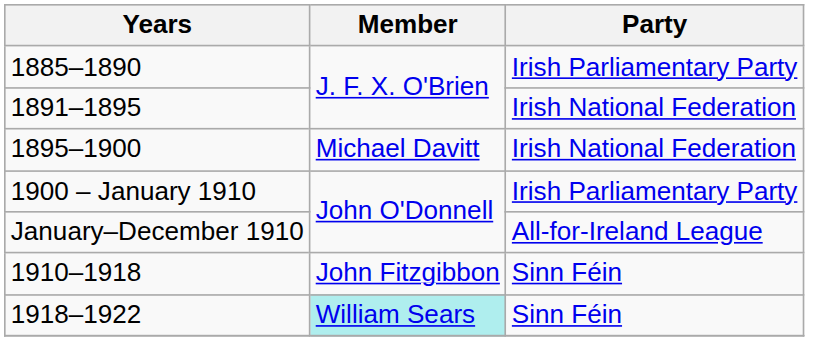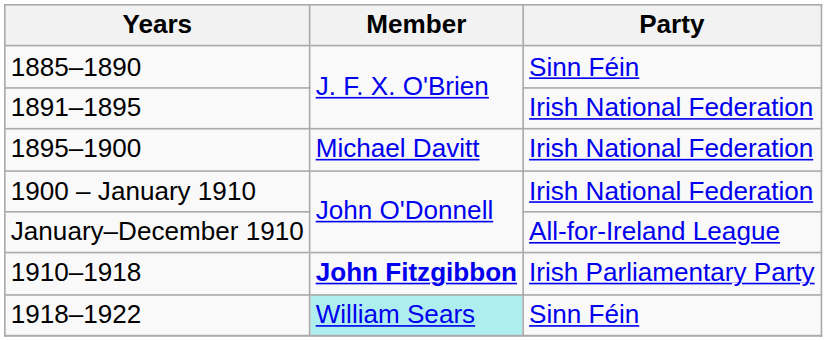(655, 66) Irish Parliamentary Party -> (584, 66) Sinn Féin
(655, 190) Irish Parliamentary Party -> (671, 190) Irish National Federation
(408, 273) normal -> (416, 273) bold
(567, 273) Sinn Féin -> (672, 273) Irish Parliamentary Party
